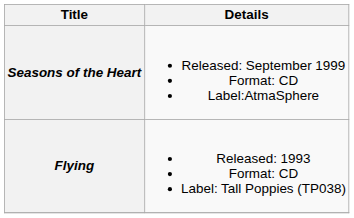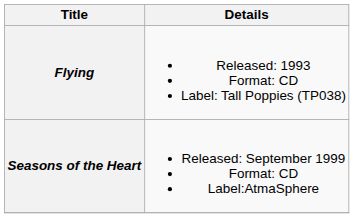rows swapped: (74, 166) <-> (74, 72)
